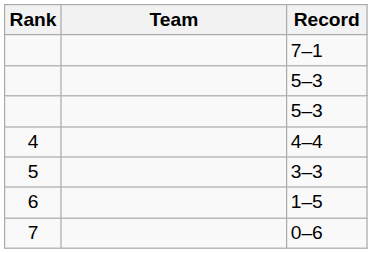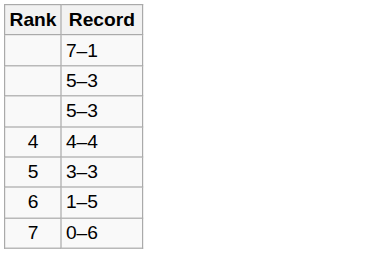- column: (174, 19)
